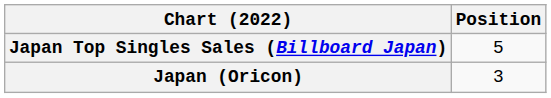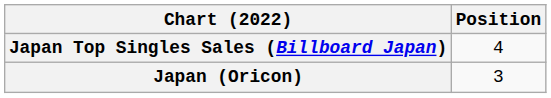(498, 48) 5 -> (498, 48) 4
